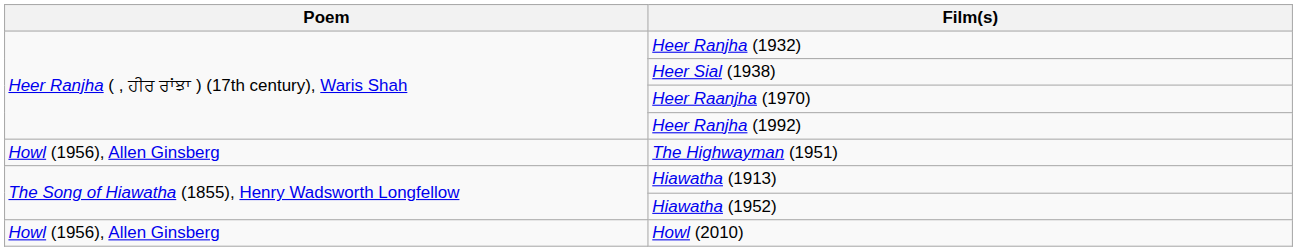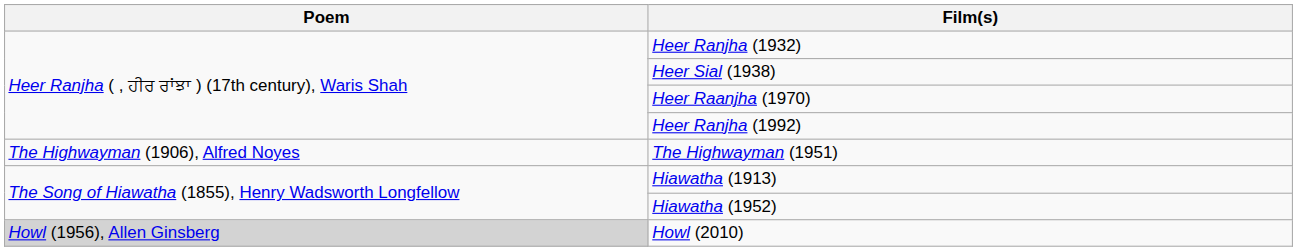(114, 152) Howl (1956), Allen Ginsberg -> (154, 152) The Highwayman (1906), Alfred Noyes
(114, 233) no background -> (114, 233) lightgrey background
